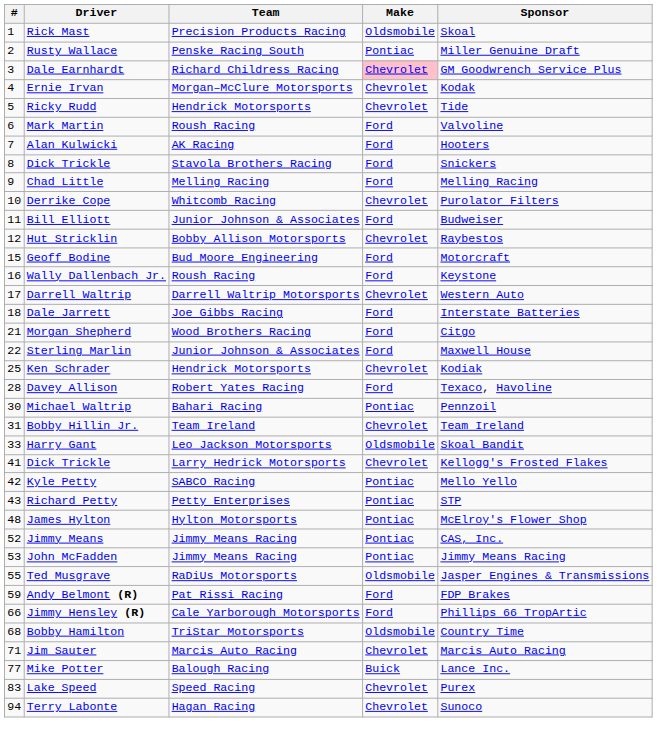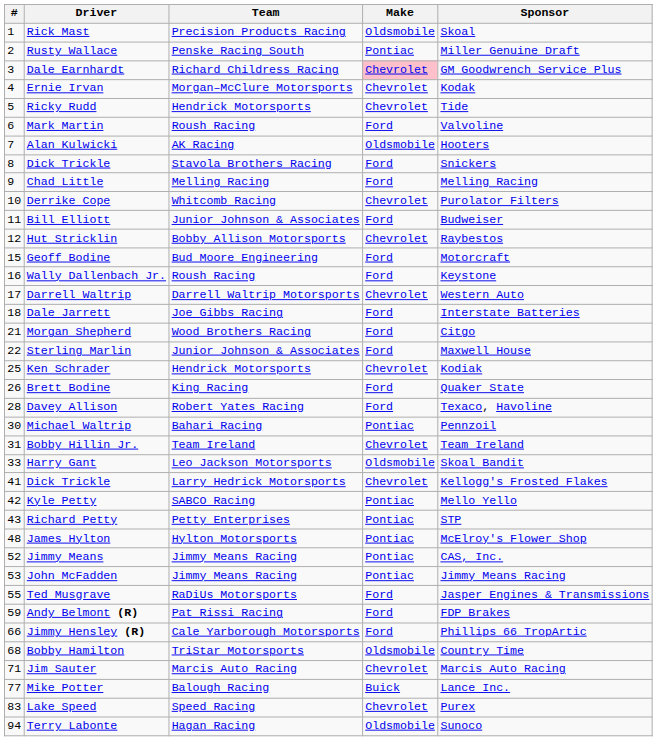(379, 145) Ford -> (400, 145) Oldsmobile
+ row: (14, 389)
(400, 576) Oldsmobile -> (379, 595) Ford
(397, 708) Chevrolet -> (400, 726) Oldsmobile
